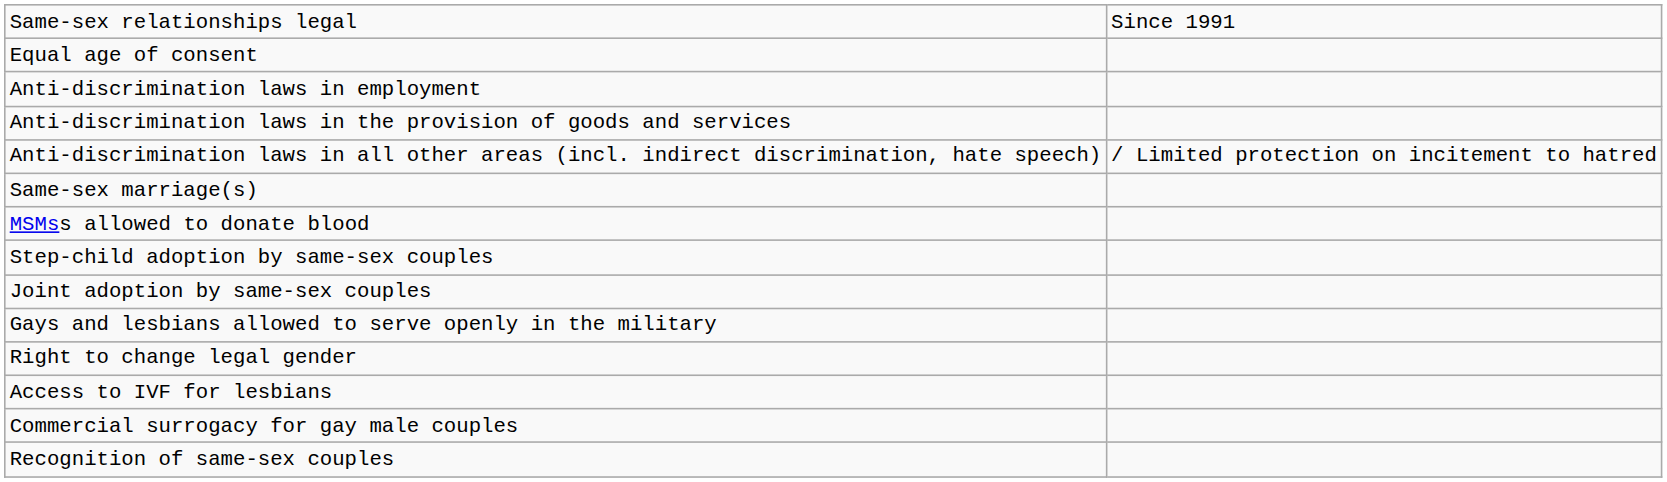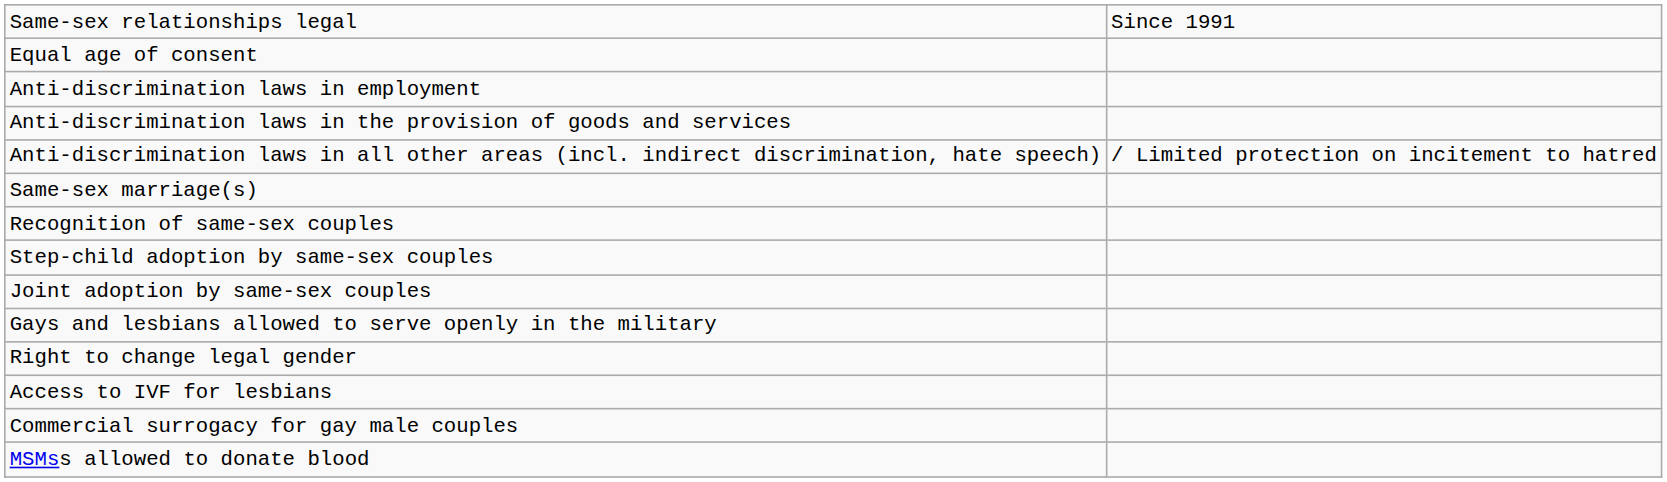rows swapped: (202, 460) <-> (190, 224)
